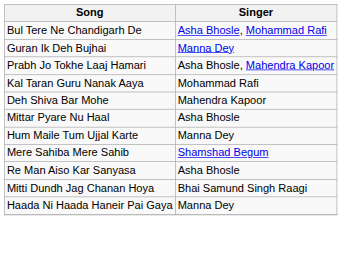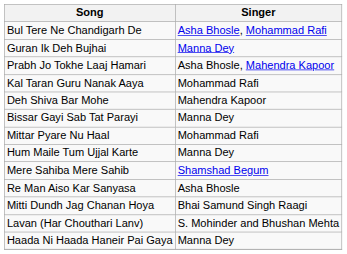+ row: (72, 118)
(209, 118) Asha Bhosle -> (218, 135) Mohammad Rafi
+ row: (75, 223)
